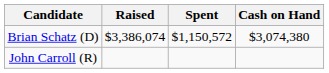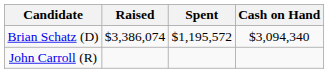(202, 36) $1,150,572 -> (202, 36) $1,195,572
(279, 36) $3,074,380 -> (279, 36) $3,094,340
